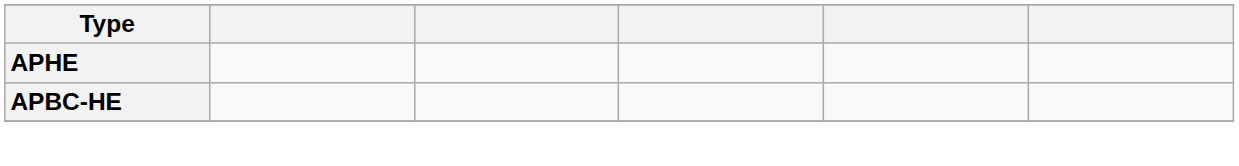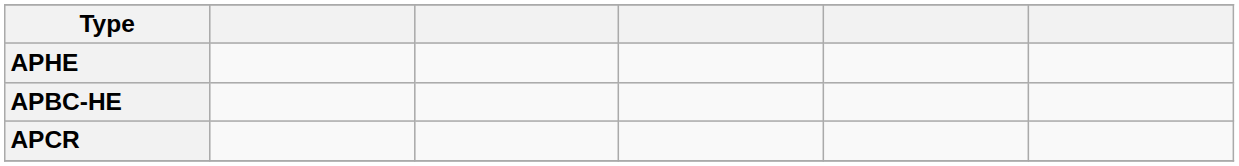+ row: (45, 140)
